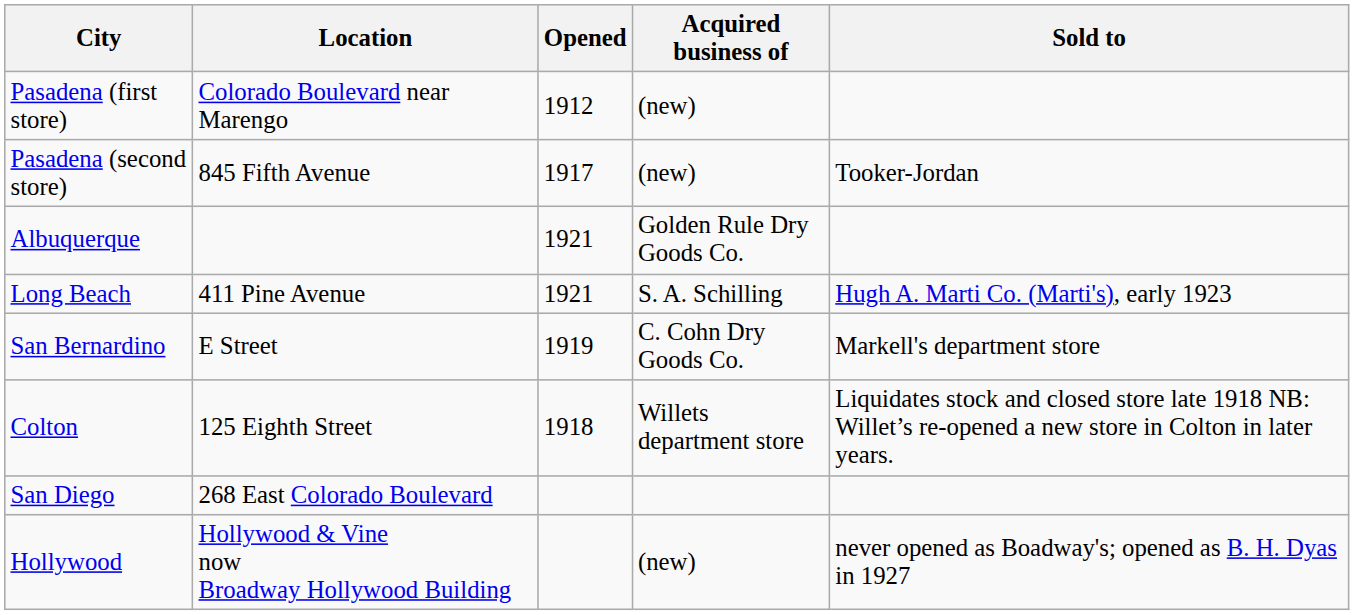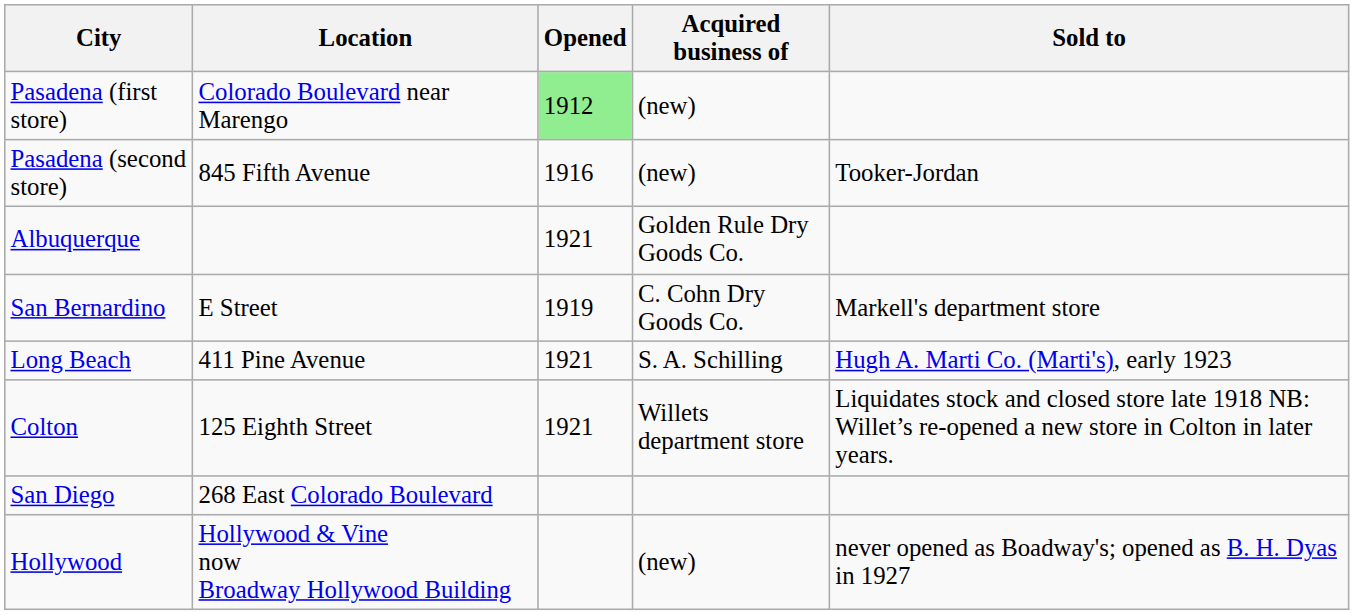(569, 105) no background -> (569, 105) lightgreen background
(569, 172) 1917 -> (569, 172) 1916
rows swapped: (71, 293) <-> (88, 346)
(569, 427) 1918 -> (569, 427) 1921
